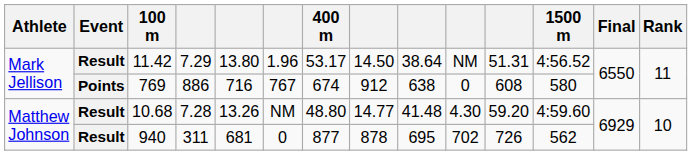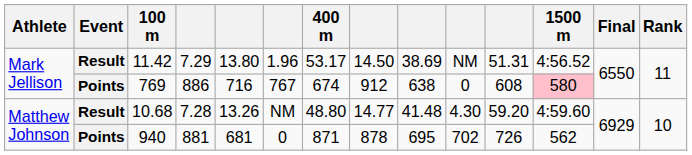(422, 61) 38.64 -> (422, 61) 38.69
(563, 87) no background -> (563, 87) pink background
(101, 138) Result -> (101, 138) Points
(196, 138) 311 -> (196, 138) 881
(326, 138) 877 -> (326, 138) 871
